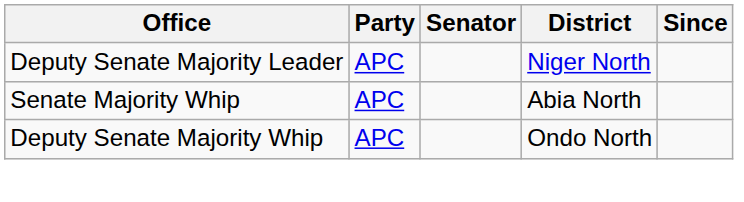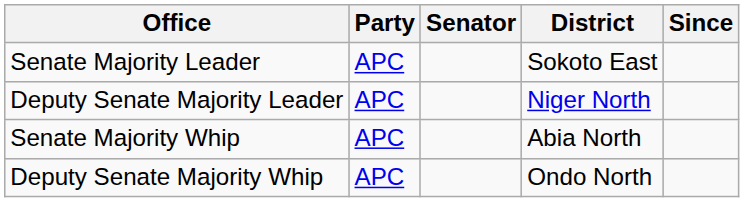+ row: (135, 61)
